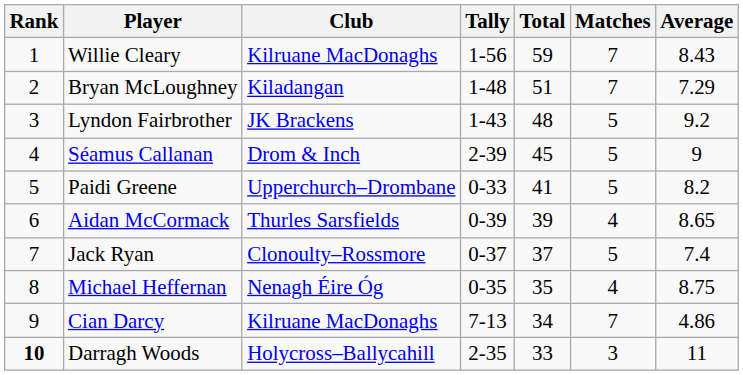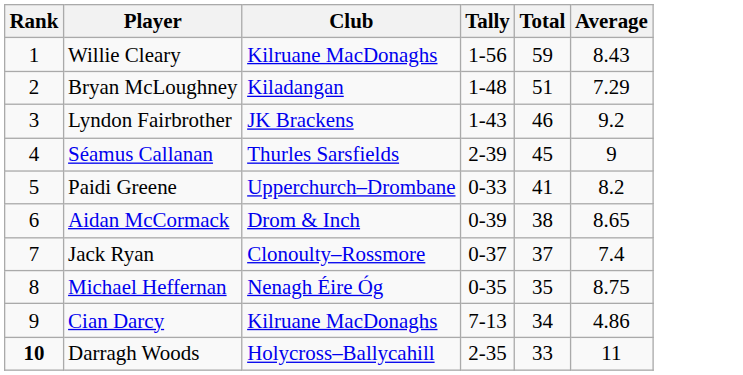- column: (613, 21)
(542, 120) 48 -> (542, 120) 46
(304, 154) Drom & Inch -> (323, 154) Thurles Sarsfields
(323, 220) Thurles Sarsfields -> (304, 220) Drom & Inch
(542, 220) 39 -> (542, 220) 38
